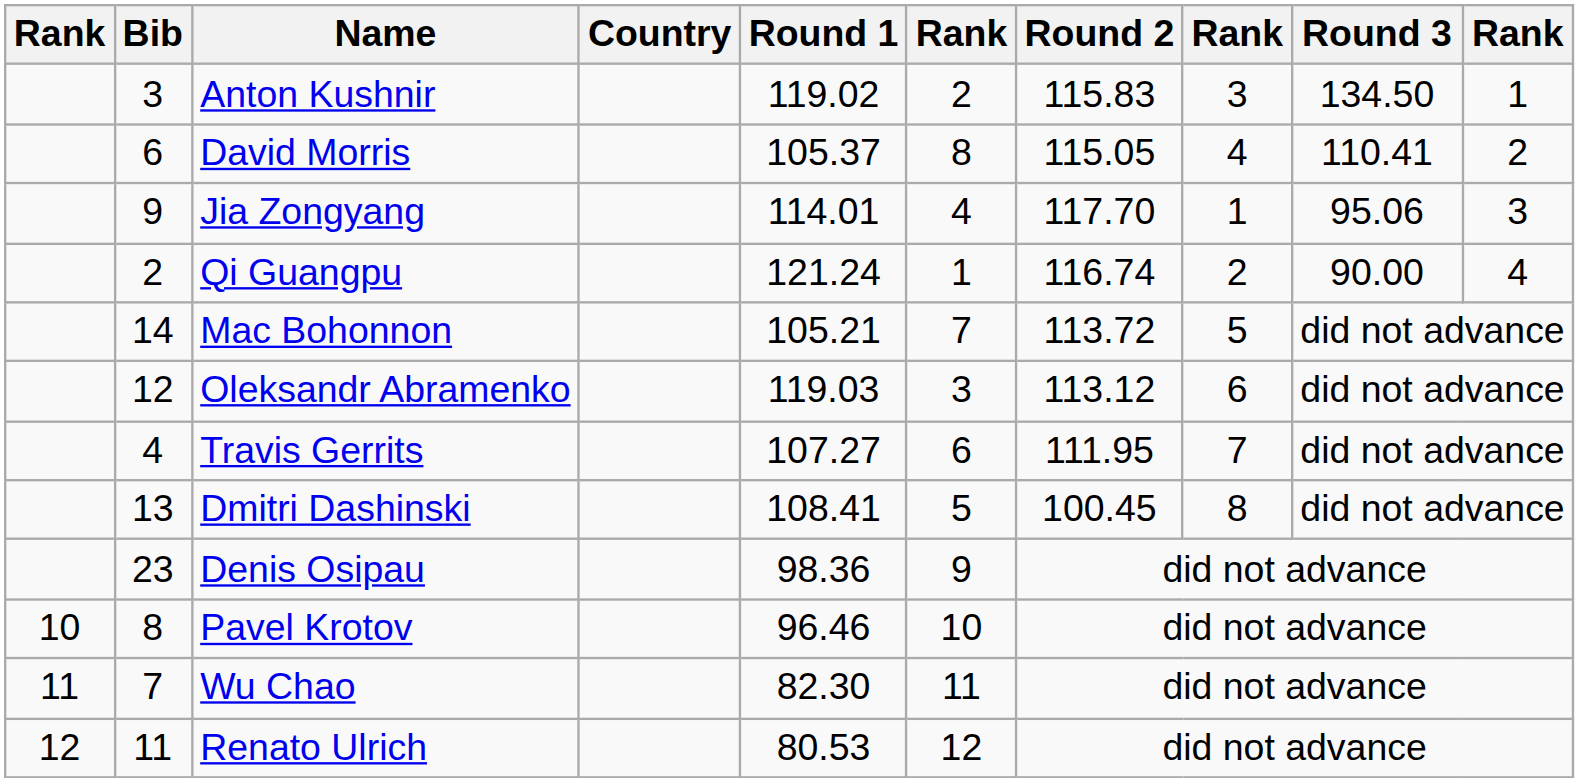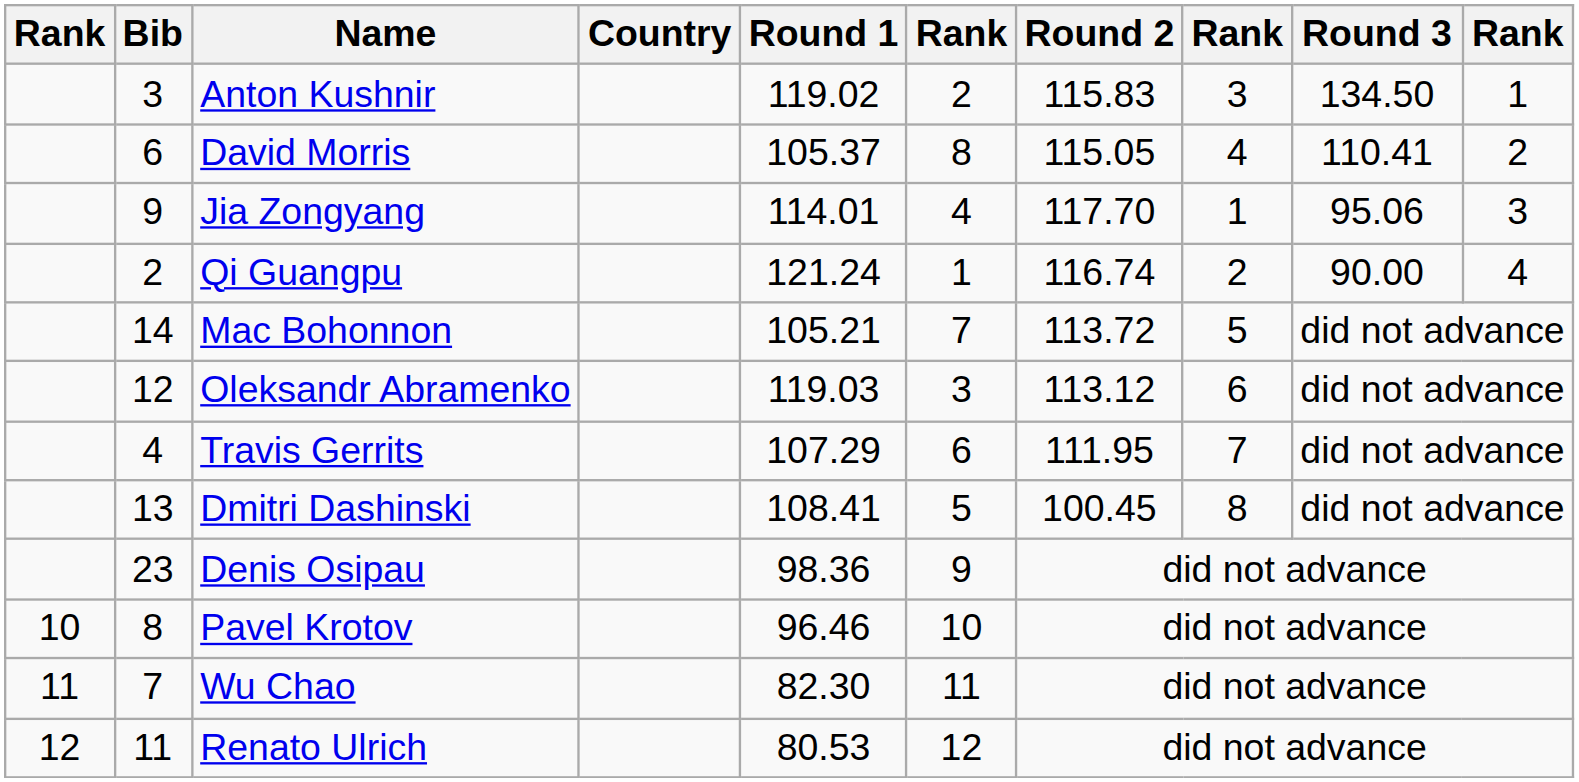(824, 449) 107.27 -> (824, 449) 107.29
